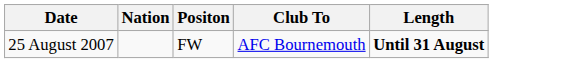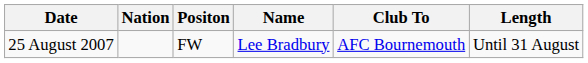+ column: (284, 17)
(429, 44) bold -> (526, 44) normal
